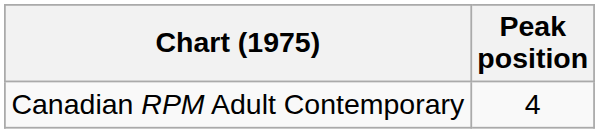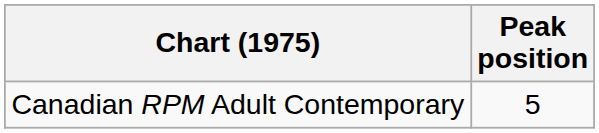(533, 104) 4 -> (533, 104) 5
